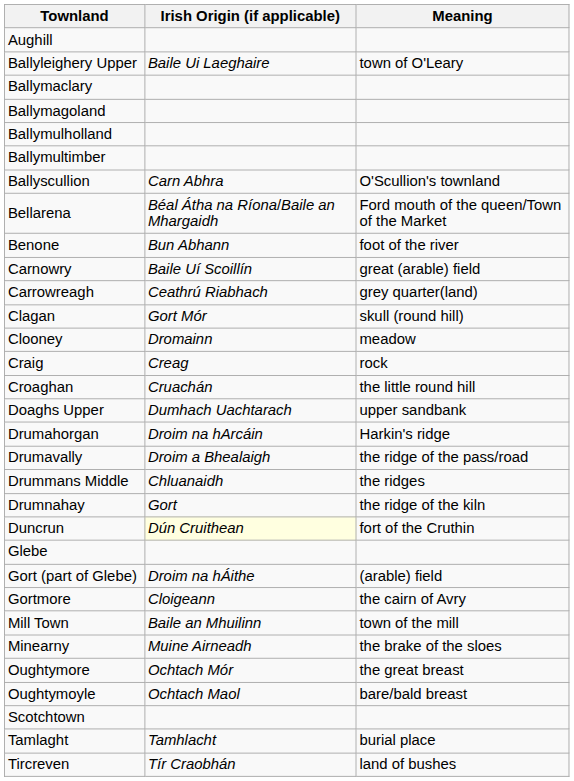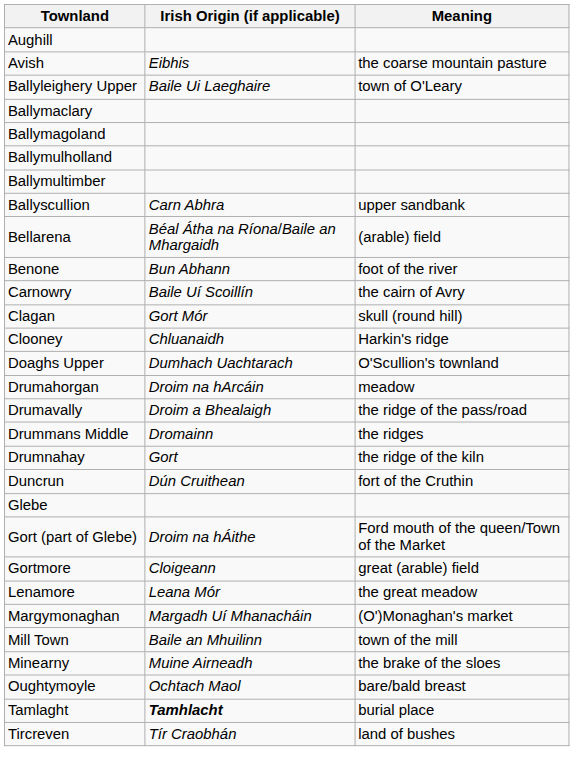+ row: (26, 63)
(430, 181) O'Scullion's townland -> (412, 205) upper sandbank
(460, 213) Ford mouth of the queen/Town of the Market -> (400, 237) (arable) field
(420, 269) great (arable) field -> (411, 292) the cairn of Avry
- row: (51, 292)
(180, 339) Dromainn -> (186, 339) Chluanaidh
(388, 339) meadow -> (403, 339) Harkin's ridge
- row: (26, 363)
- row: (41, 387)
(413, 410) upper sandbank -> (428, 363) O'Scullion's townland
(405, 434) Harkin's ridge -> (386, 387) meadow
(186, 481) Chluanaidh -> (181, 434) Dromainn
(196, 528) lightyellow background -> (197, 481) no background
(401, 575) (arable) field -> (459, 536) Ford mouth of the queen/Town of the Market
(413, 599) the cairn of Avry -> (419, 568) great (arable) field
+ row: (41, 592)
+ row: (64, 616)
- row: (49, 670)
- row: (46, 717)
(182, 741) normal -> (186, 710) bold
